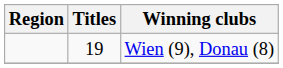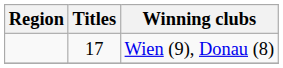(94, 48) 19 -> (94, 48) 17
